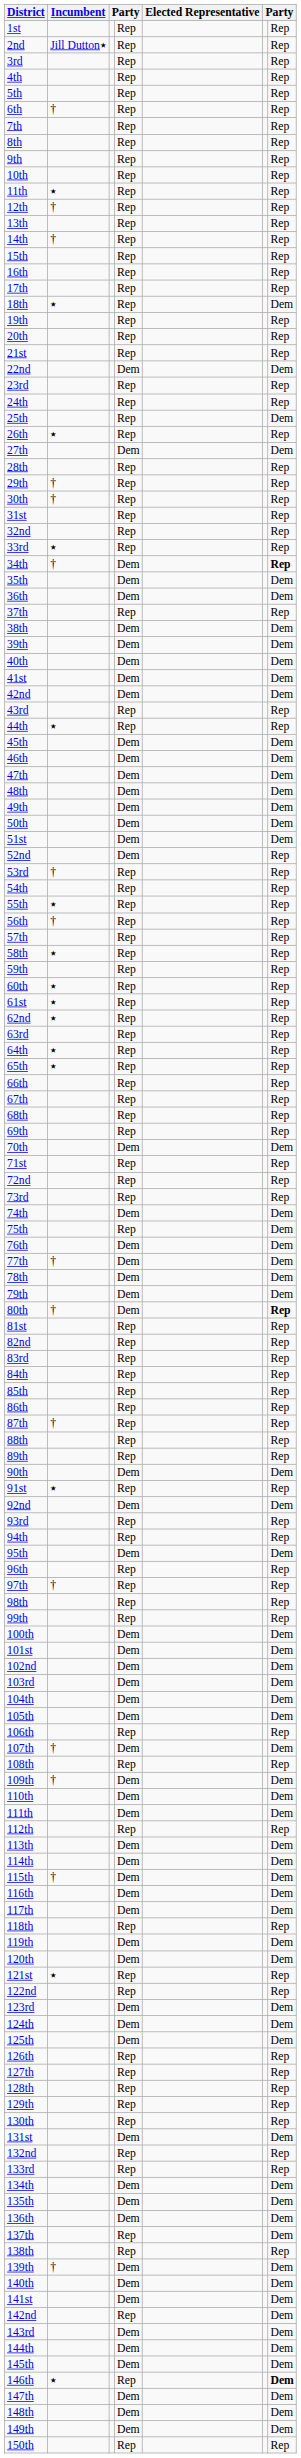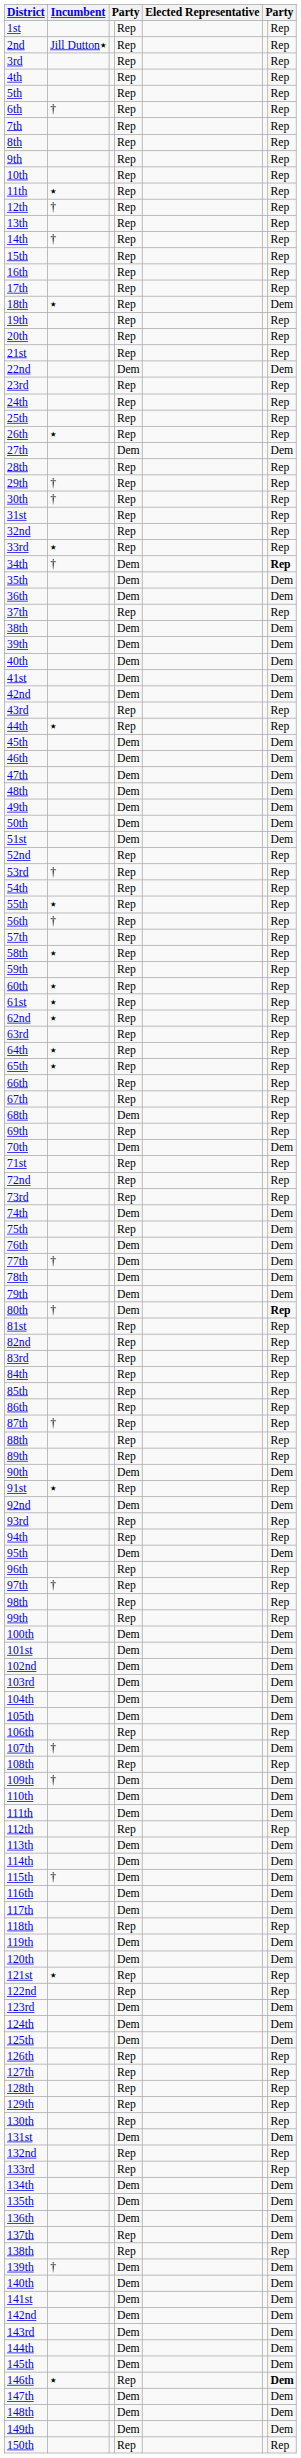(282, 418) Dem -> (280, 418) Rep
(128, 856) Dem -> (126, 856) Rep
(126, 1115) Rep -> (128, 1115) Dem
(126, 2315) Rep -> (128, 2315) Dem
